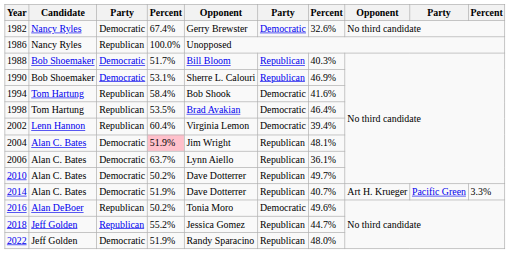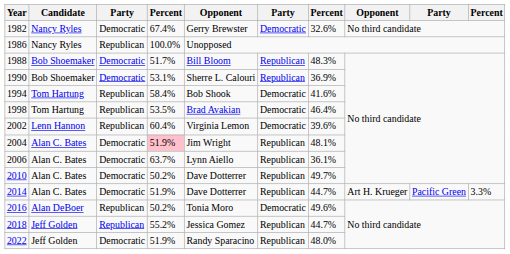(323, 61) 40.3% -> (323, 61) 48.3%
(323, 77) 46.9% -> (323, 77) 36.9%
(323, 126) 39.4% -> (323, 126) 39.6%
(323, 191) 40.7% -> (323, 191) 44.7%
